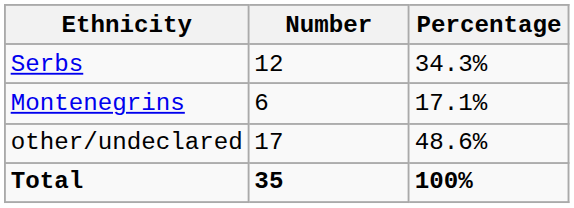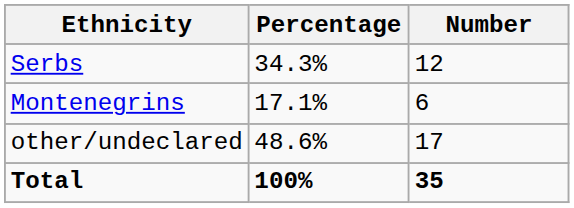columns swapped: (329, 25) <-> (489, 25)
